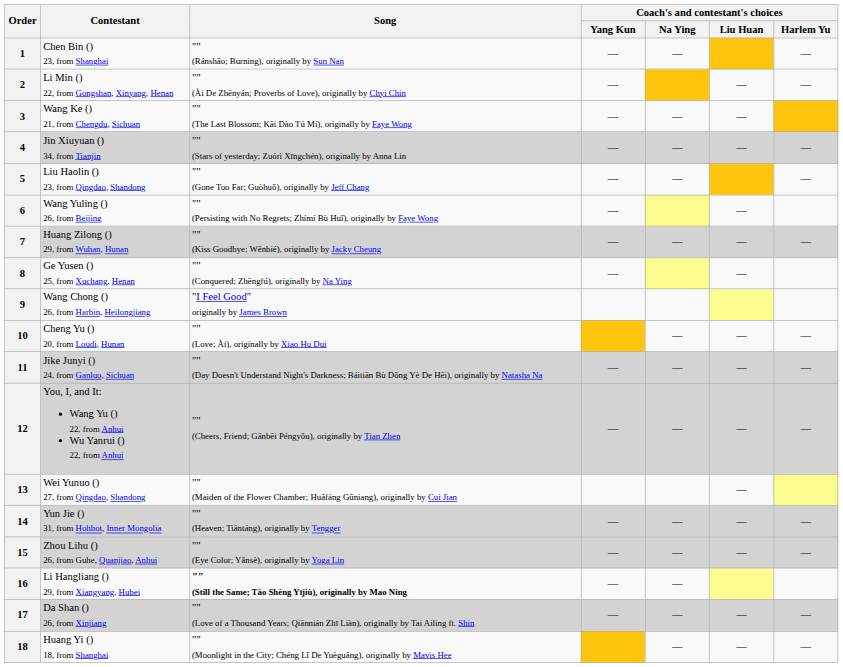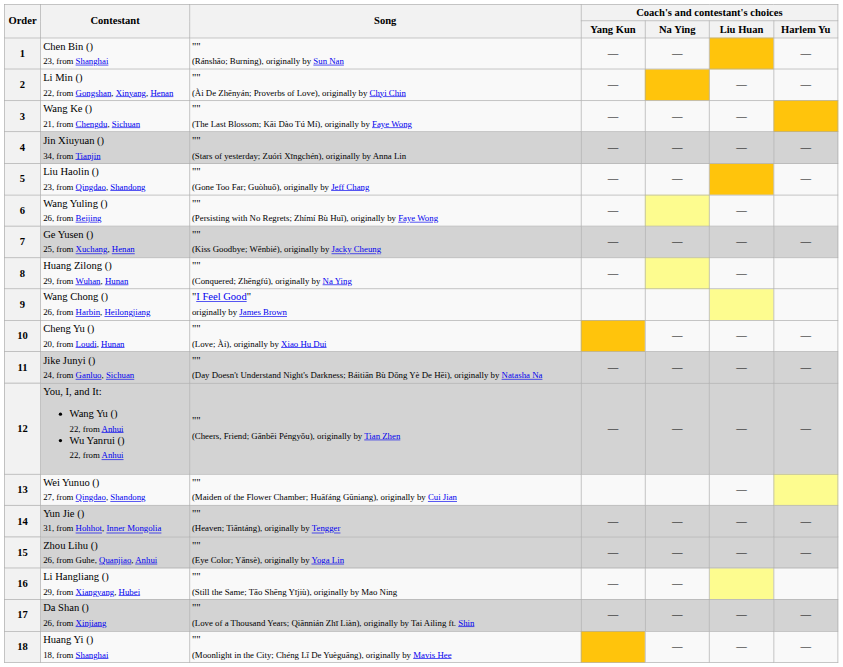(86, 242) Huang Zilong () 29, from Wuhan, Hunan -> (89, 242) Ge Yusen () 25, from Xuchang, Henan
(89, 273) Ge Yusen () 25, from Xuchang, Henan -> (86, 273) Huang Zilong () 29, from Wuhan, Hunan
(299, 584) bold -> (295, 584) normal
